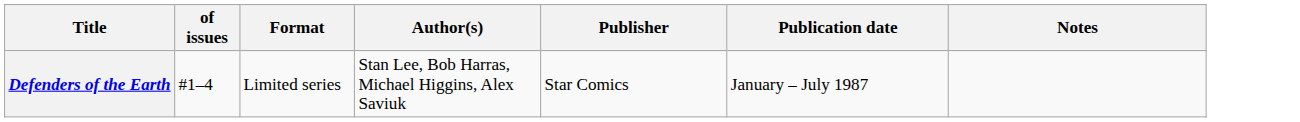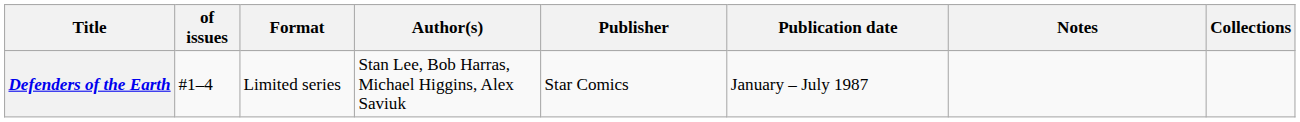+ column: (1251, 27)
